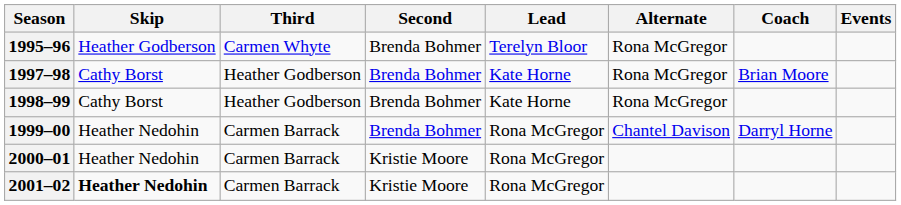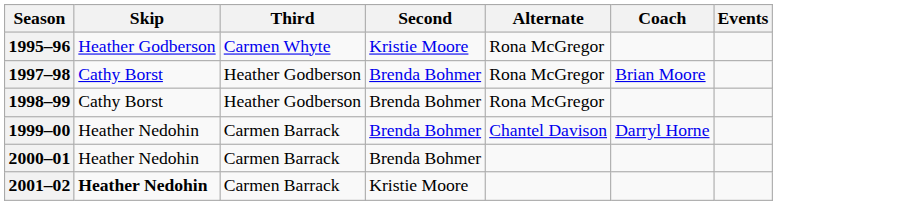- column: (547, 18)
(425, 46) Brenda Bohmer -> (419, 46) Kristie Moore
(419, 158) Kristie Moore -> (425, 158) Brenda Bohmer
